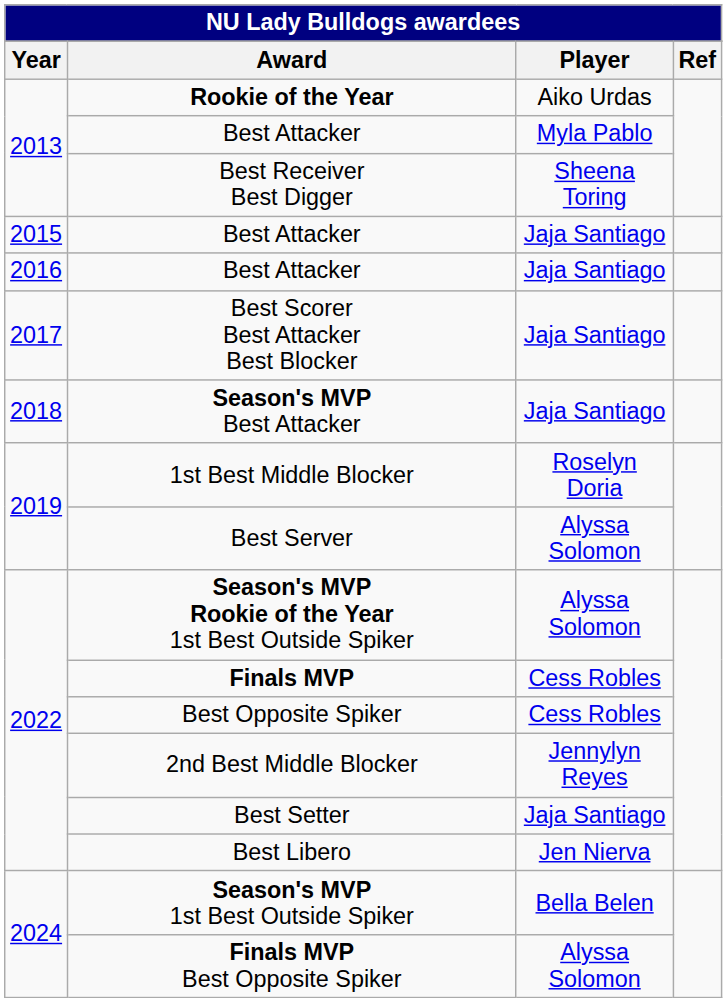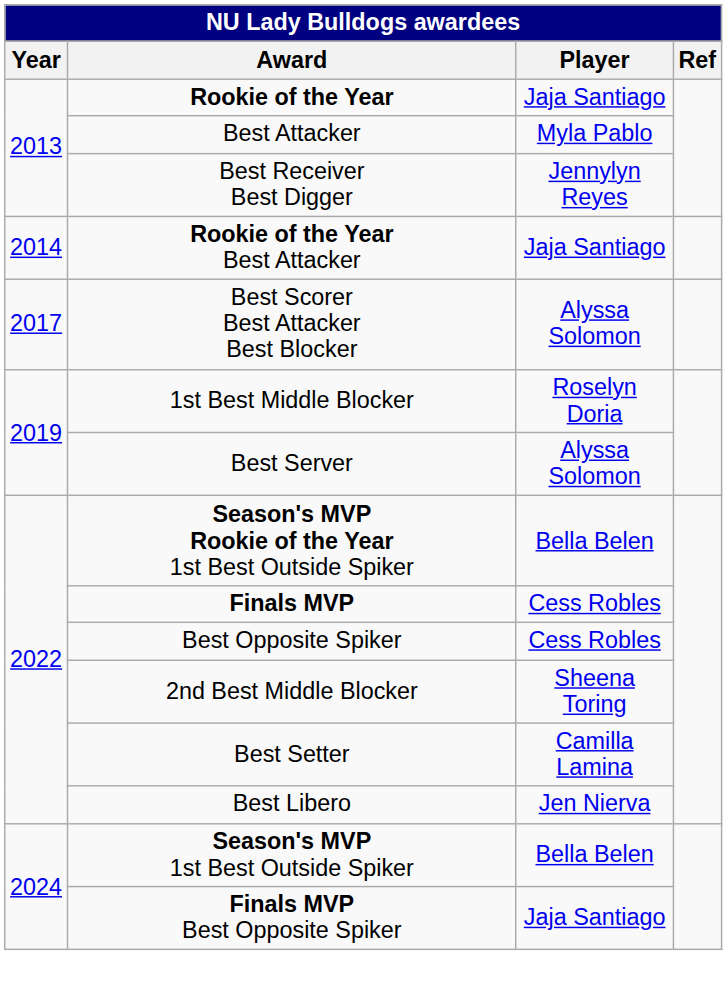(595, 97) Aiko Urdas -> (595, 97) Jaja Santiago
(595, 184) Sheena Toring -> (595, 184) Jennylyn Reyes
+ row: (36, 247)
- row: (36, 234)
- row: (36, 271)
(595, 334) Jaja Santiago -> (595, 324) Alyssa Solomon
- row: (36, 411)
(595, 614) Alyssa Solomon -> (595, 540) Bella Belen
(595, 765) Jennylyn Reyes -> (595, 690) Sheena Toring
(595, 815) Jaja Santiago -> (595, 754) Camilla Lamina
(595, 965) Alyssa Solomon -> (595, 918) Jaja Santiago
